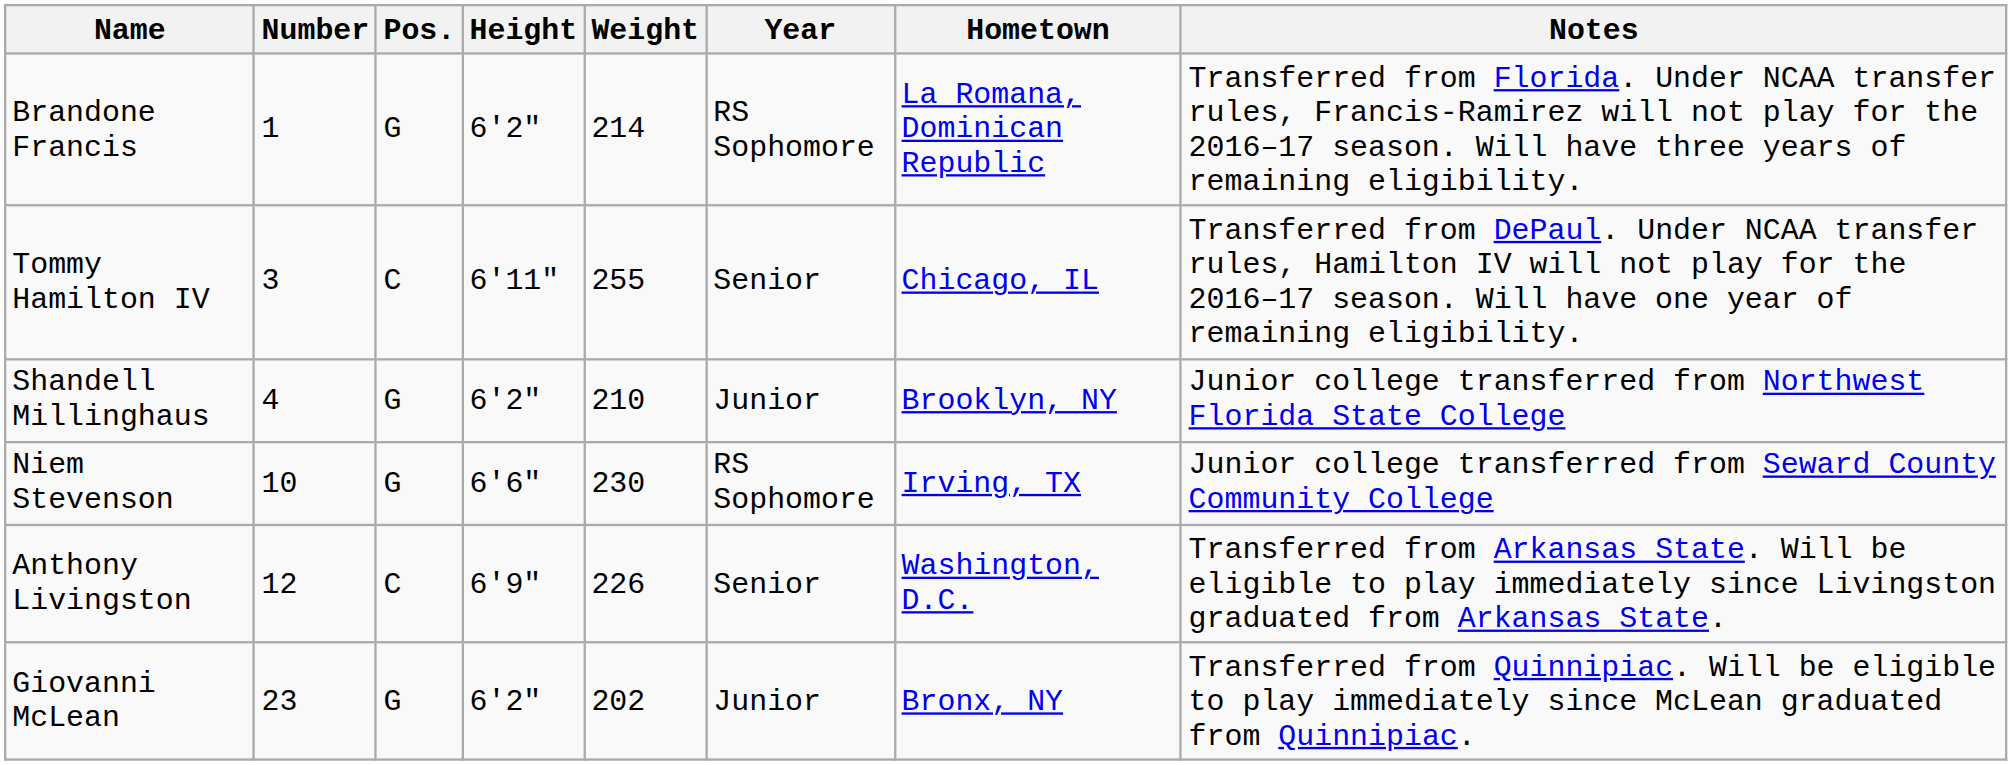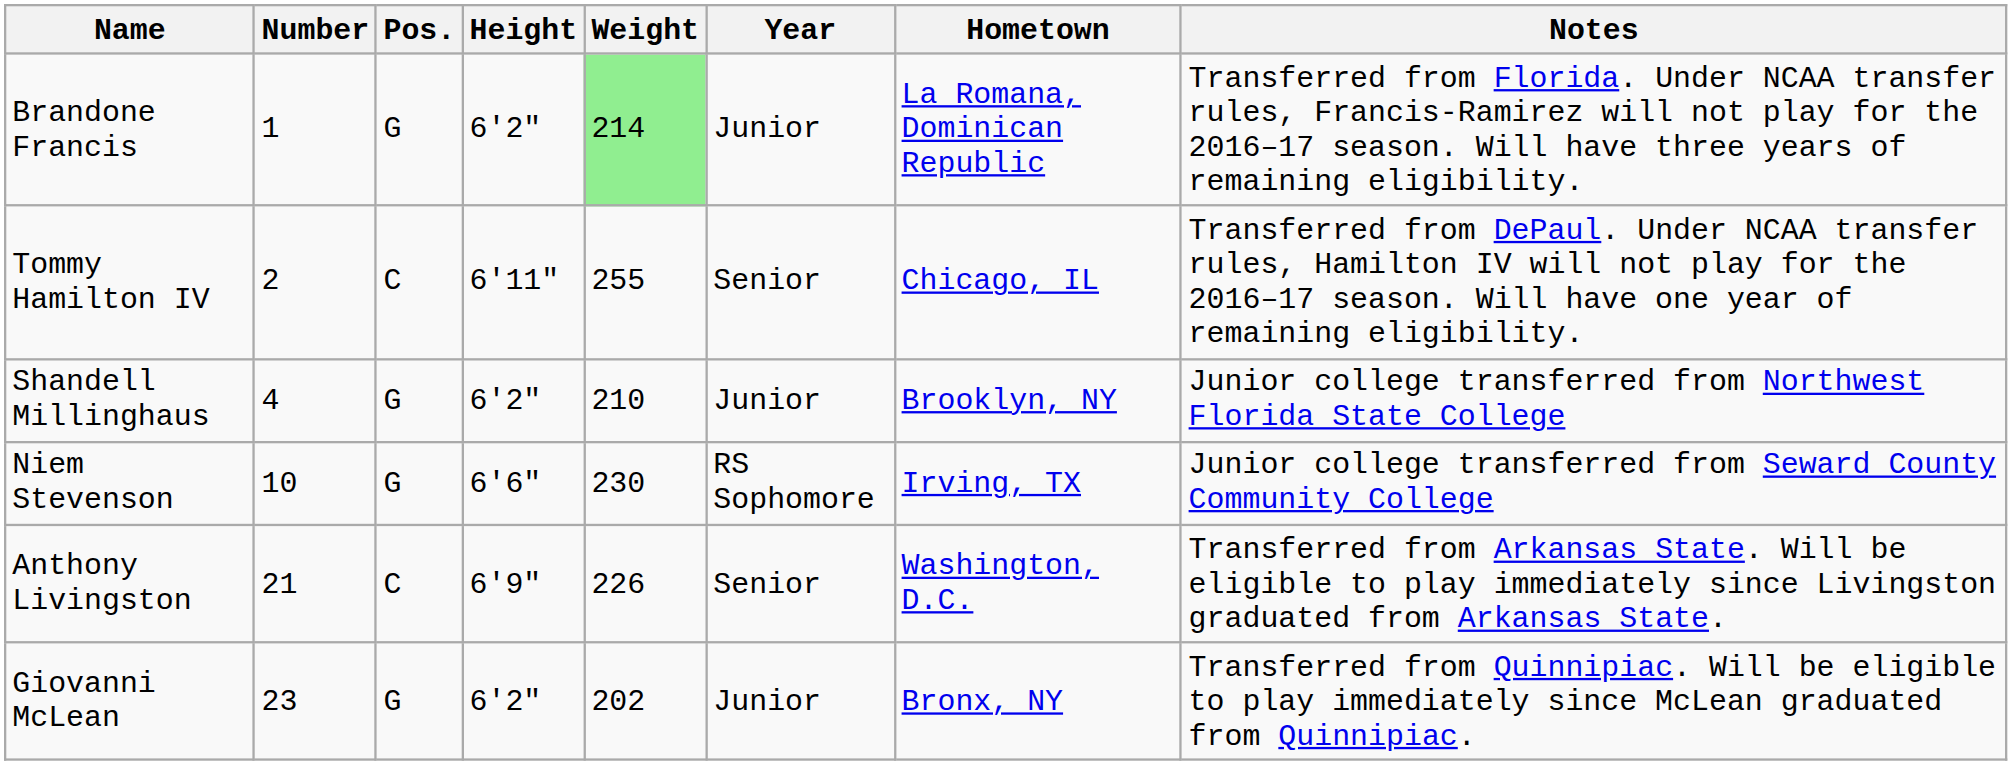(618, 130) no background -> (618, 130) lightgreen background
(794, 130) RS Sophomore -> (767, 130) Junior
(271, 282) 3 -> (271, 282) 2
(280, 584) 12 -> (280, 584) 21
